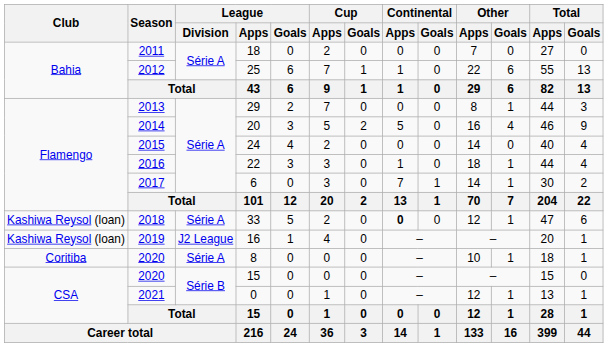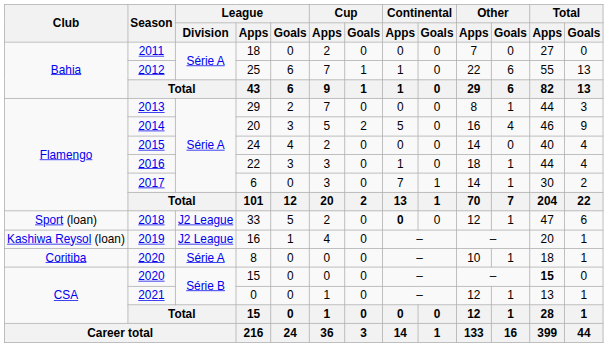(66, 220) Kashiwa Reysol (loan) -> (66, 220) Sport (loan)
(206, 220) Série A -> (206, 220) J2 League
(547, 276) normal -> (547, 276) bold
